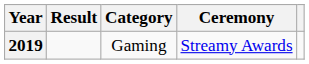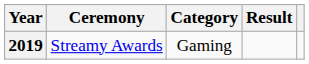columns swapped: (237, 18) <-> (74, 18)
